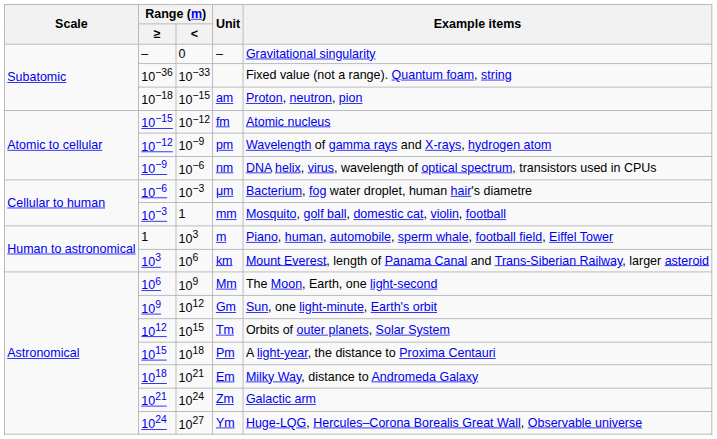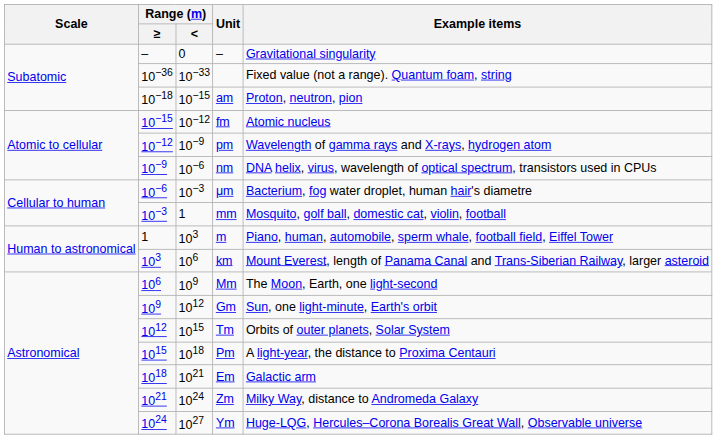(362, 376) Milky Way, distance to Andromeda Galaxy -> (281, 376) Galactic arm
(281, 399) Galactic arm -> (362, 399) Milky Way, distance to Andromeda Galaxy
